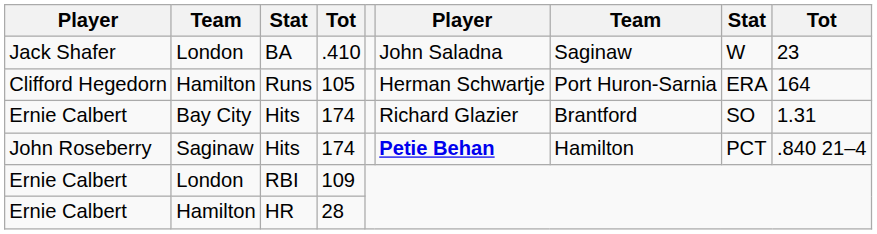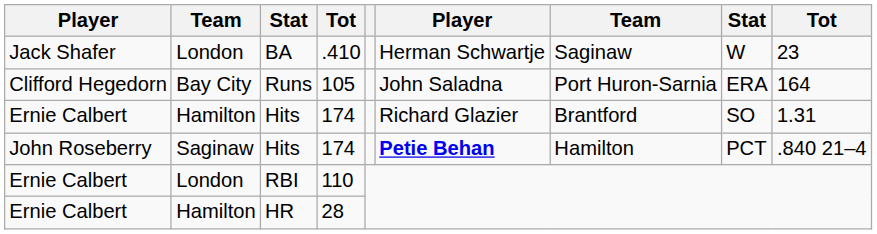(441, 52) John Saladna -> (462, 52) Herman Schwartje
(216, 84) Hamilton -> (214, 84) Bay City
(462, 84) Herman Schwartje -> (441, 84) John Saladna
(214, 116) Bay City -> (216, 116) Hamilton
(338, 180) 109 -> (337, 180) 110
